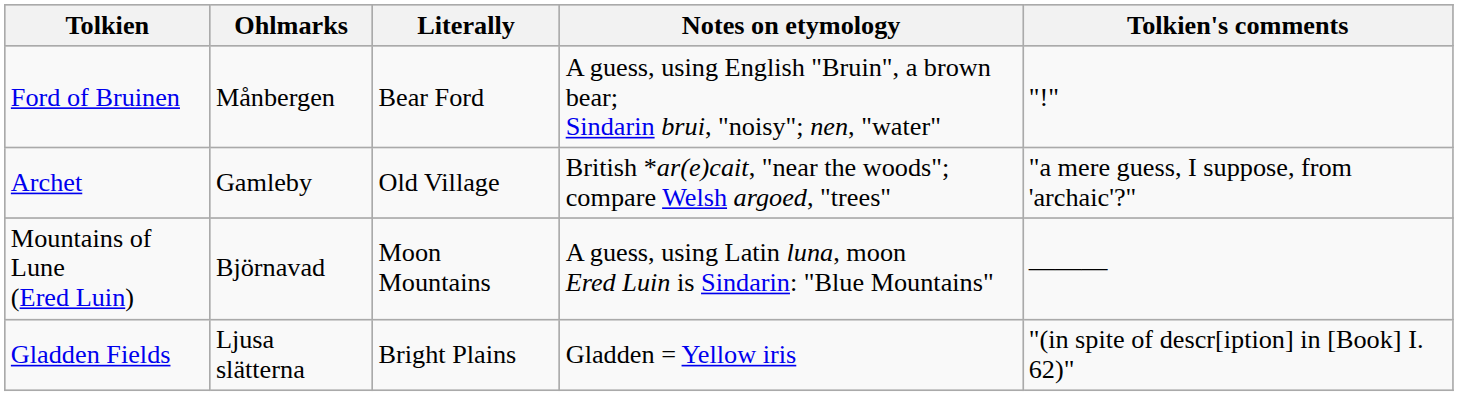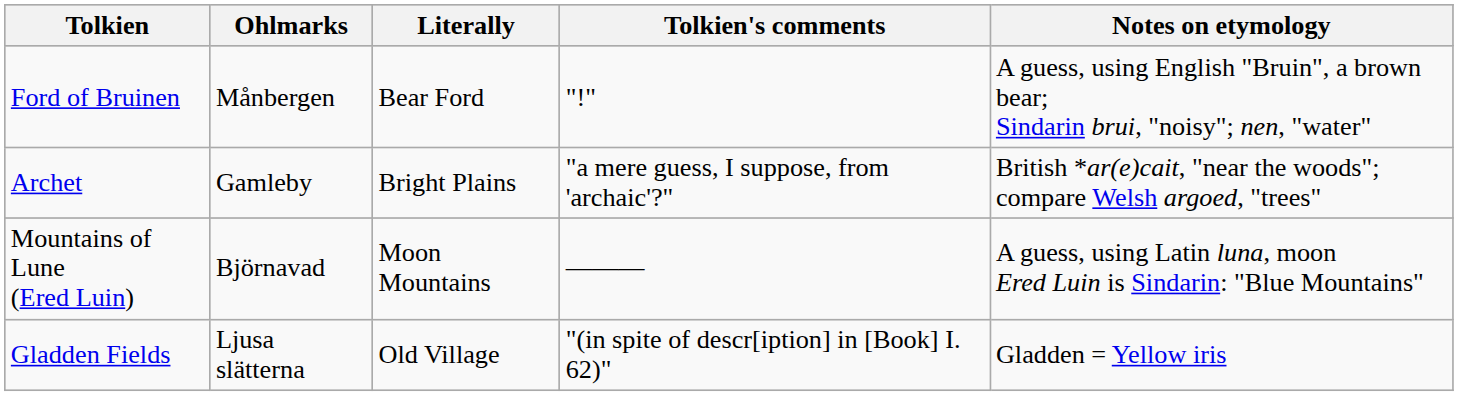columns swapped: (1238, 25) <-> (791, 25)
(439, 182) Old Village -> (447, 182) Bright Plains
(447, 354) Bright Plains -> (439, 354) Old Village
